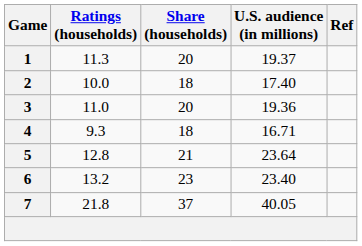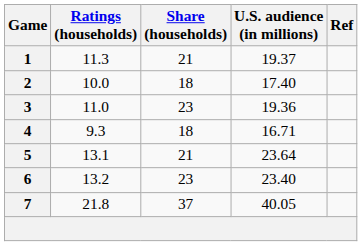(186, 58) 20 -> (186, 58) 21
(186, 107) 20 -> (186, 107) 23
(96, 155) 12.8 -> (96, 155) 13.1
